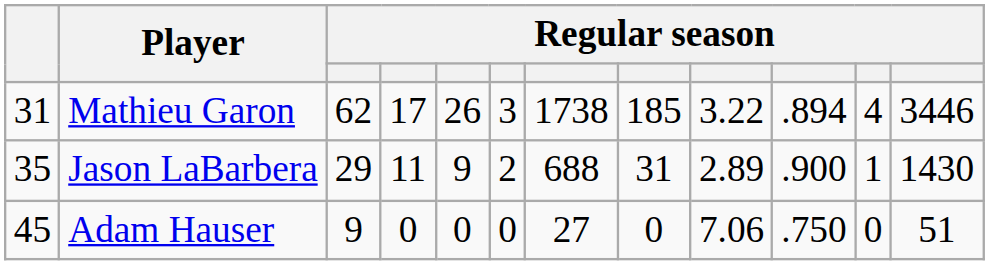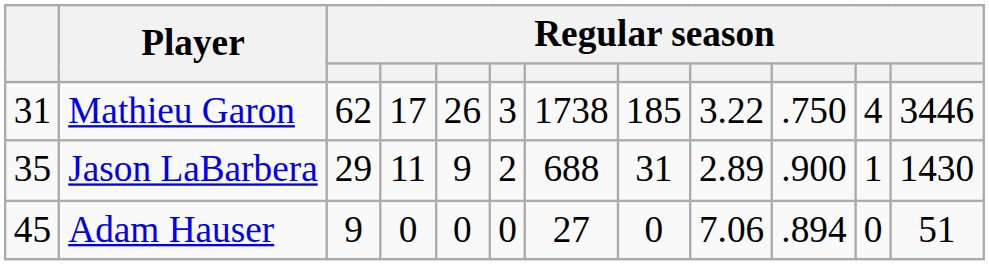(814, 110) .894 -> (814, 110) .750
(814, 228) .750 -> (814, 228) .894
